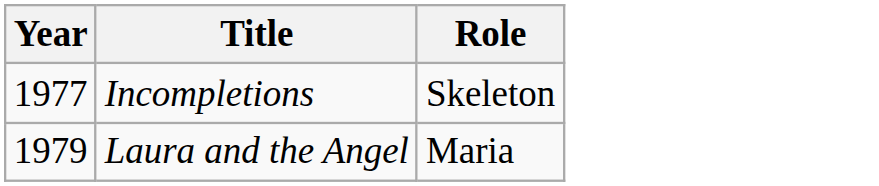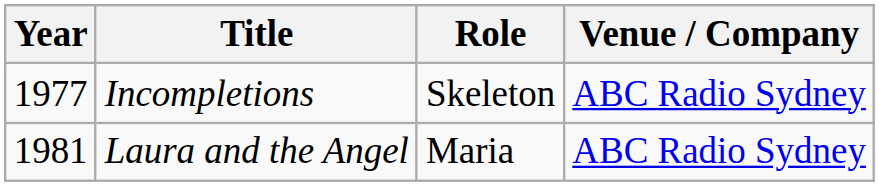+ column: (719, 33)
(51, 151) 1979 -> (51, 151) 1981
